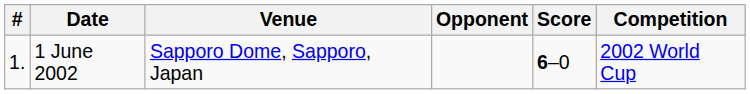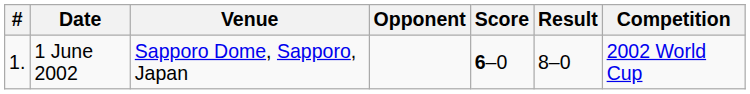+ column: (568, 19)
